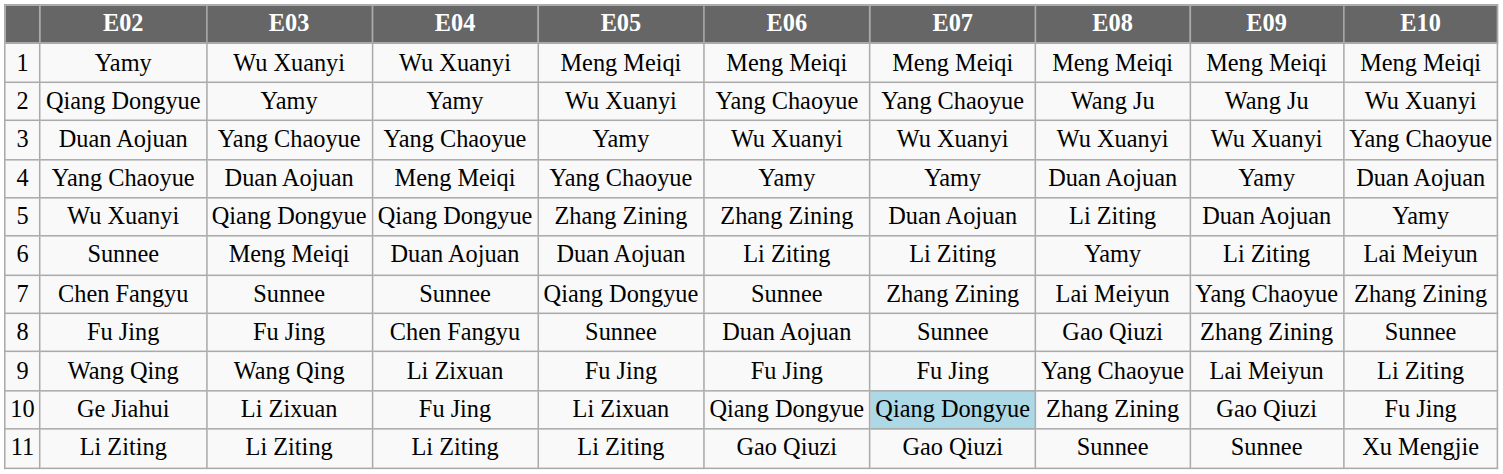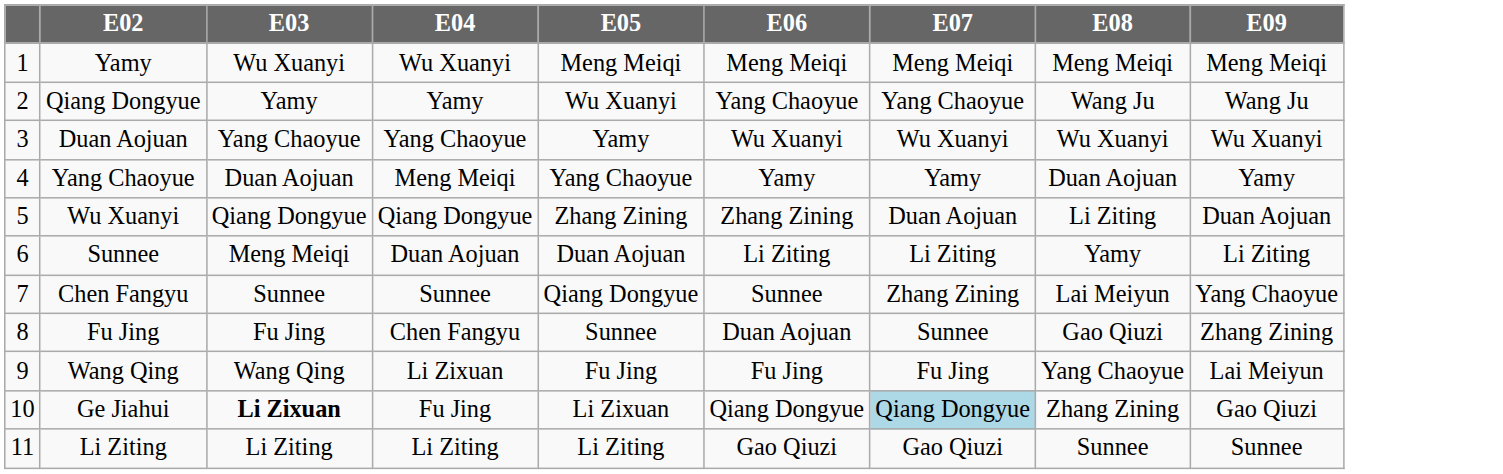- column: (1421, 23)
(289, 409) normal -> (289, 409) bold
